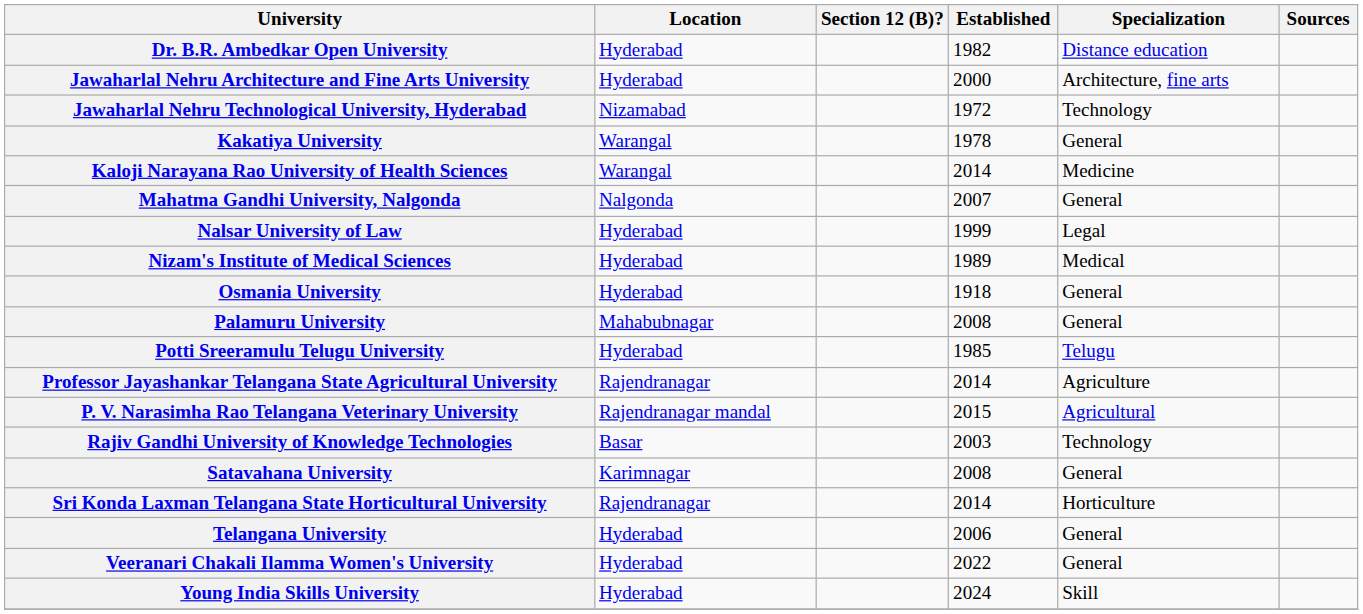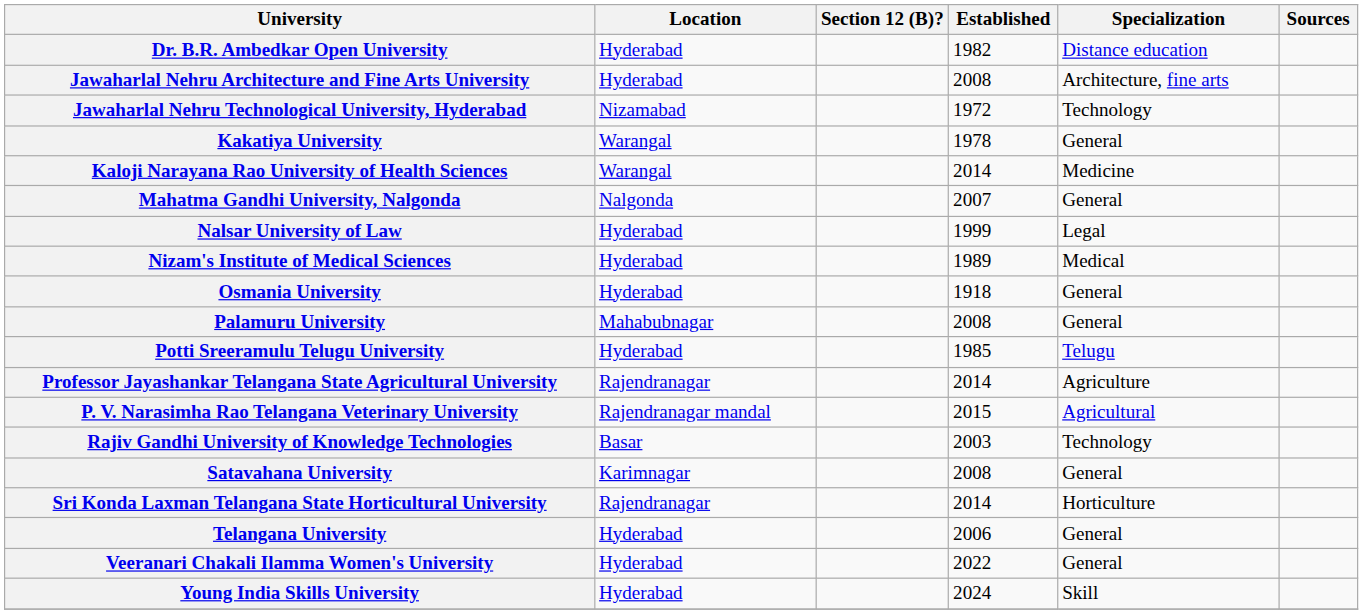(972, 79) 2000 -> (972, 79) 2008
